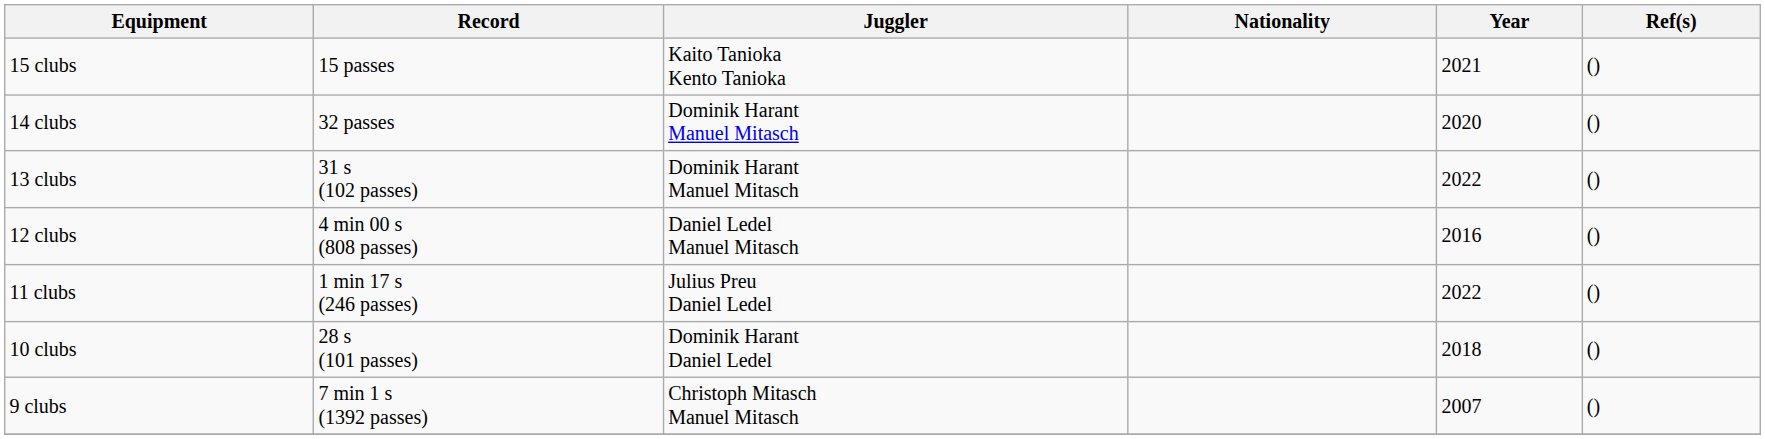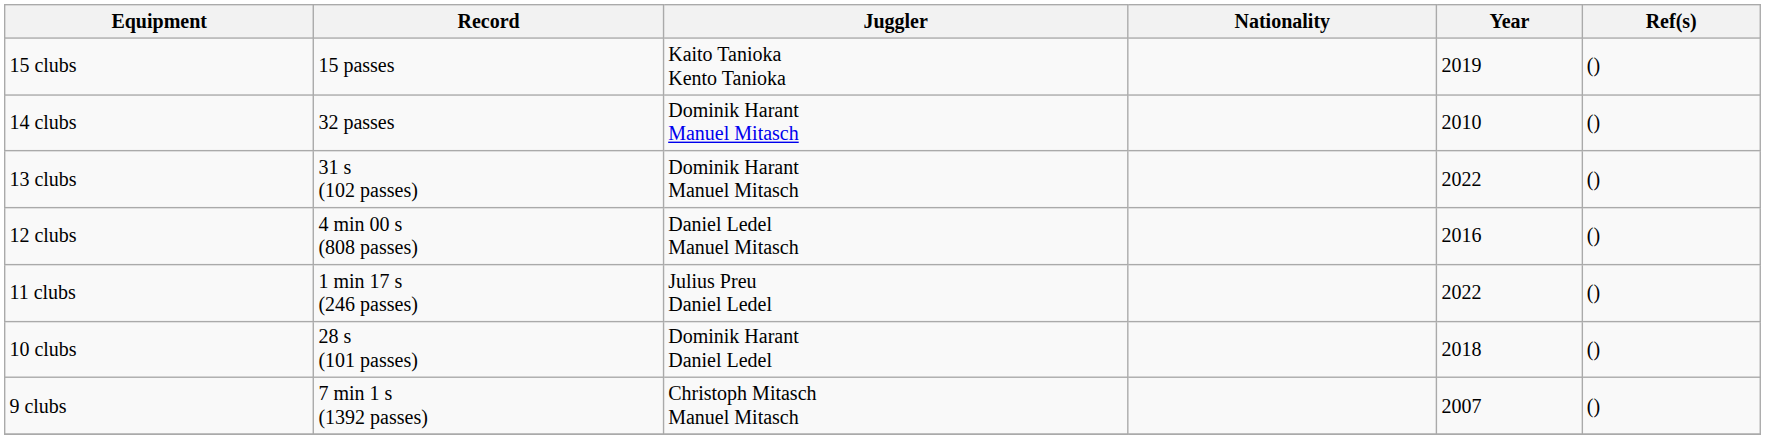(1461, 66) 2021 -> (1461, 66) 2019
(1461, 122) 2020 -> (1461, 122) 2010
